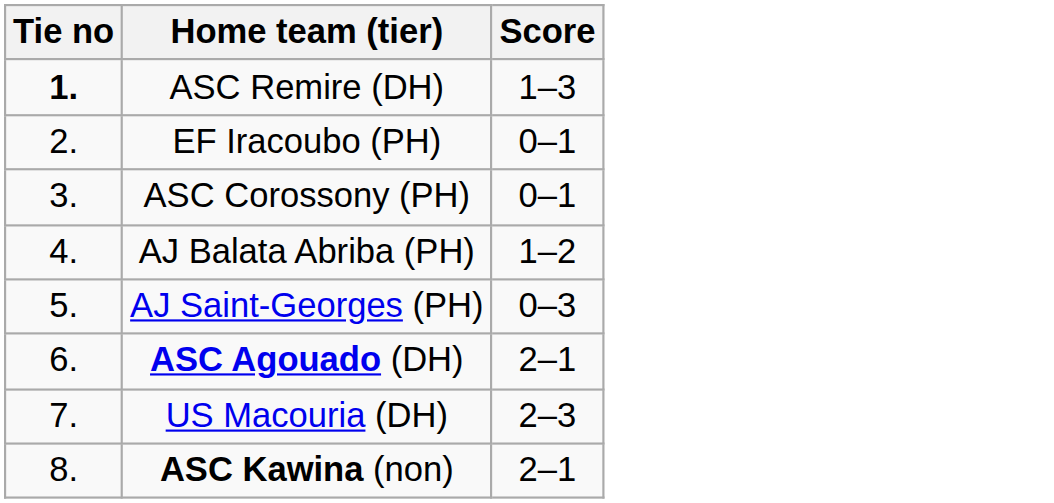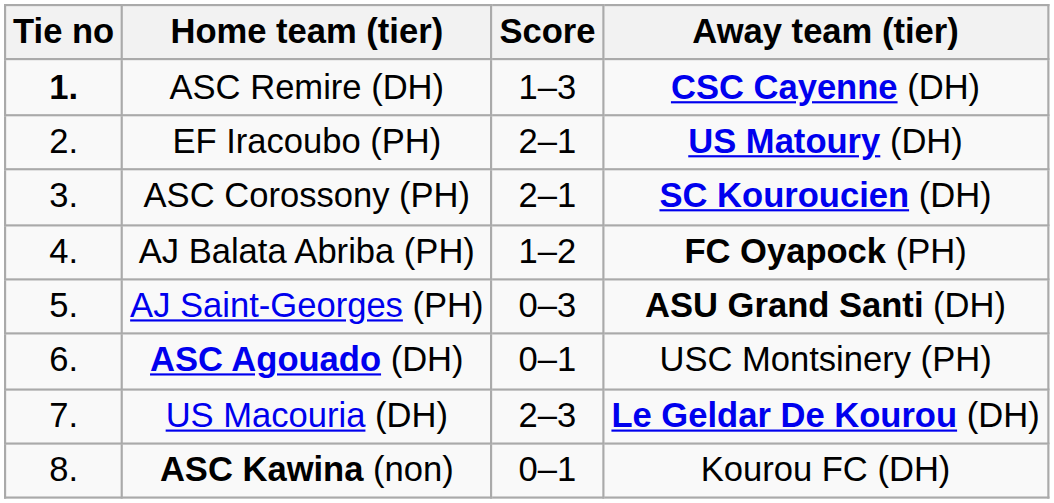+ column: (826, 31)
(547, 141) 0–1 -> (547, 141) 2–1
(547, 196) 0–1 -> (547, 196) 2–1
(547, 360) 2–1 -> (547, 360) 0–1
(547, 470) 2–1 -> (547, 470) 0–1
